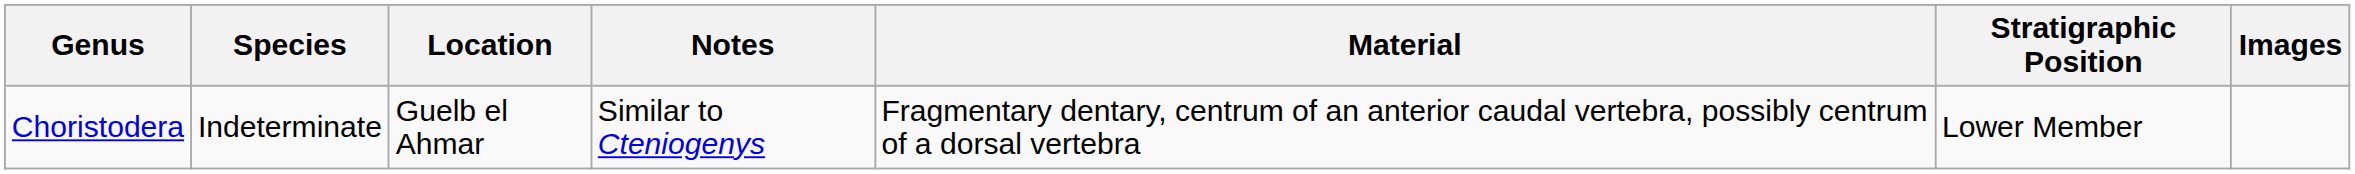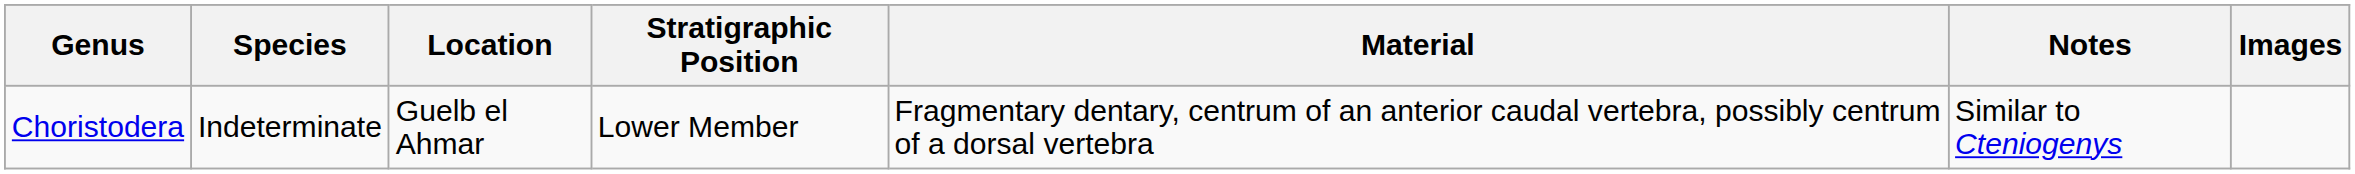columns swapped: (2083, 45) <-> (733, 45)
